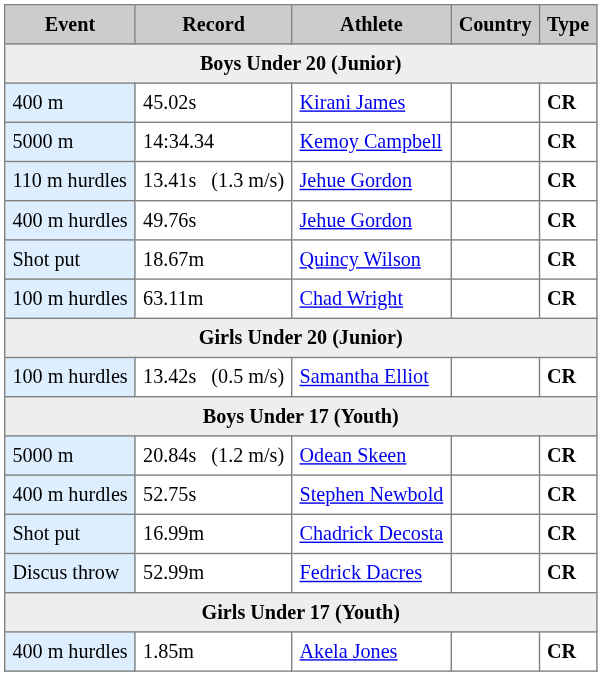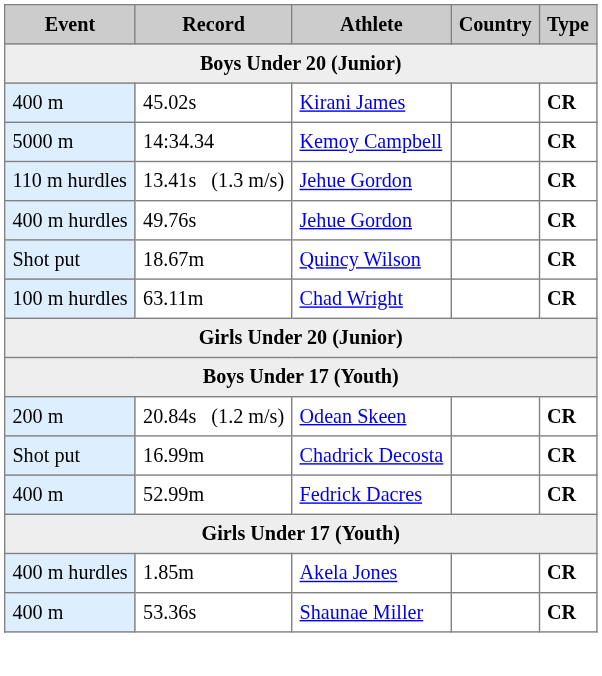- row: (214, 376)
(43, 455) 5000 m -> (38, 416) 200 m
- row: (170, 494)
(66, 572) Discus throw -> (38, 494) 400 m
+ row: (170, 612)
